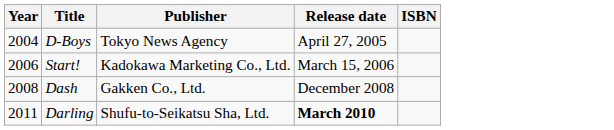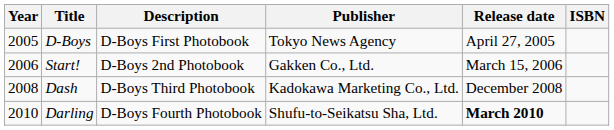+ column: (181, 16)
(23, 40) 2004 -> (23, 40) 2005
(196, 64) Kadokawa Marketing Co., Ltd. -> (321, 64) Gakken Co., Ltd.
(153, 88) Gakken Co., Ltd. -> (364, 88) Kadokawa Marketing Co., Ltd.
(23, 112) 2011 -> (23, 112) 2010
